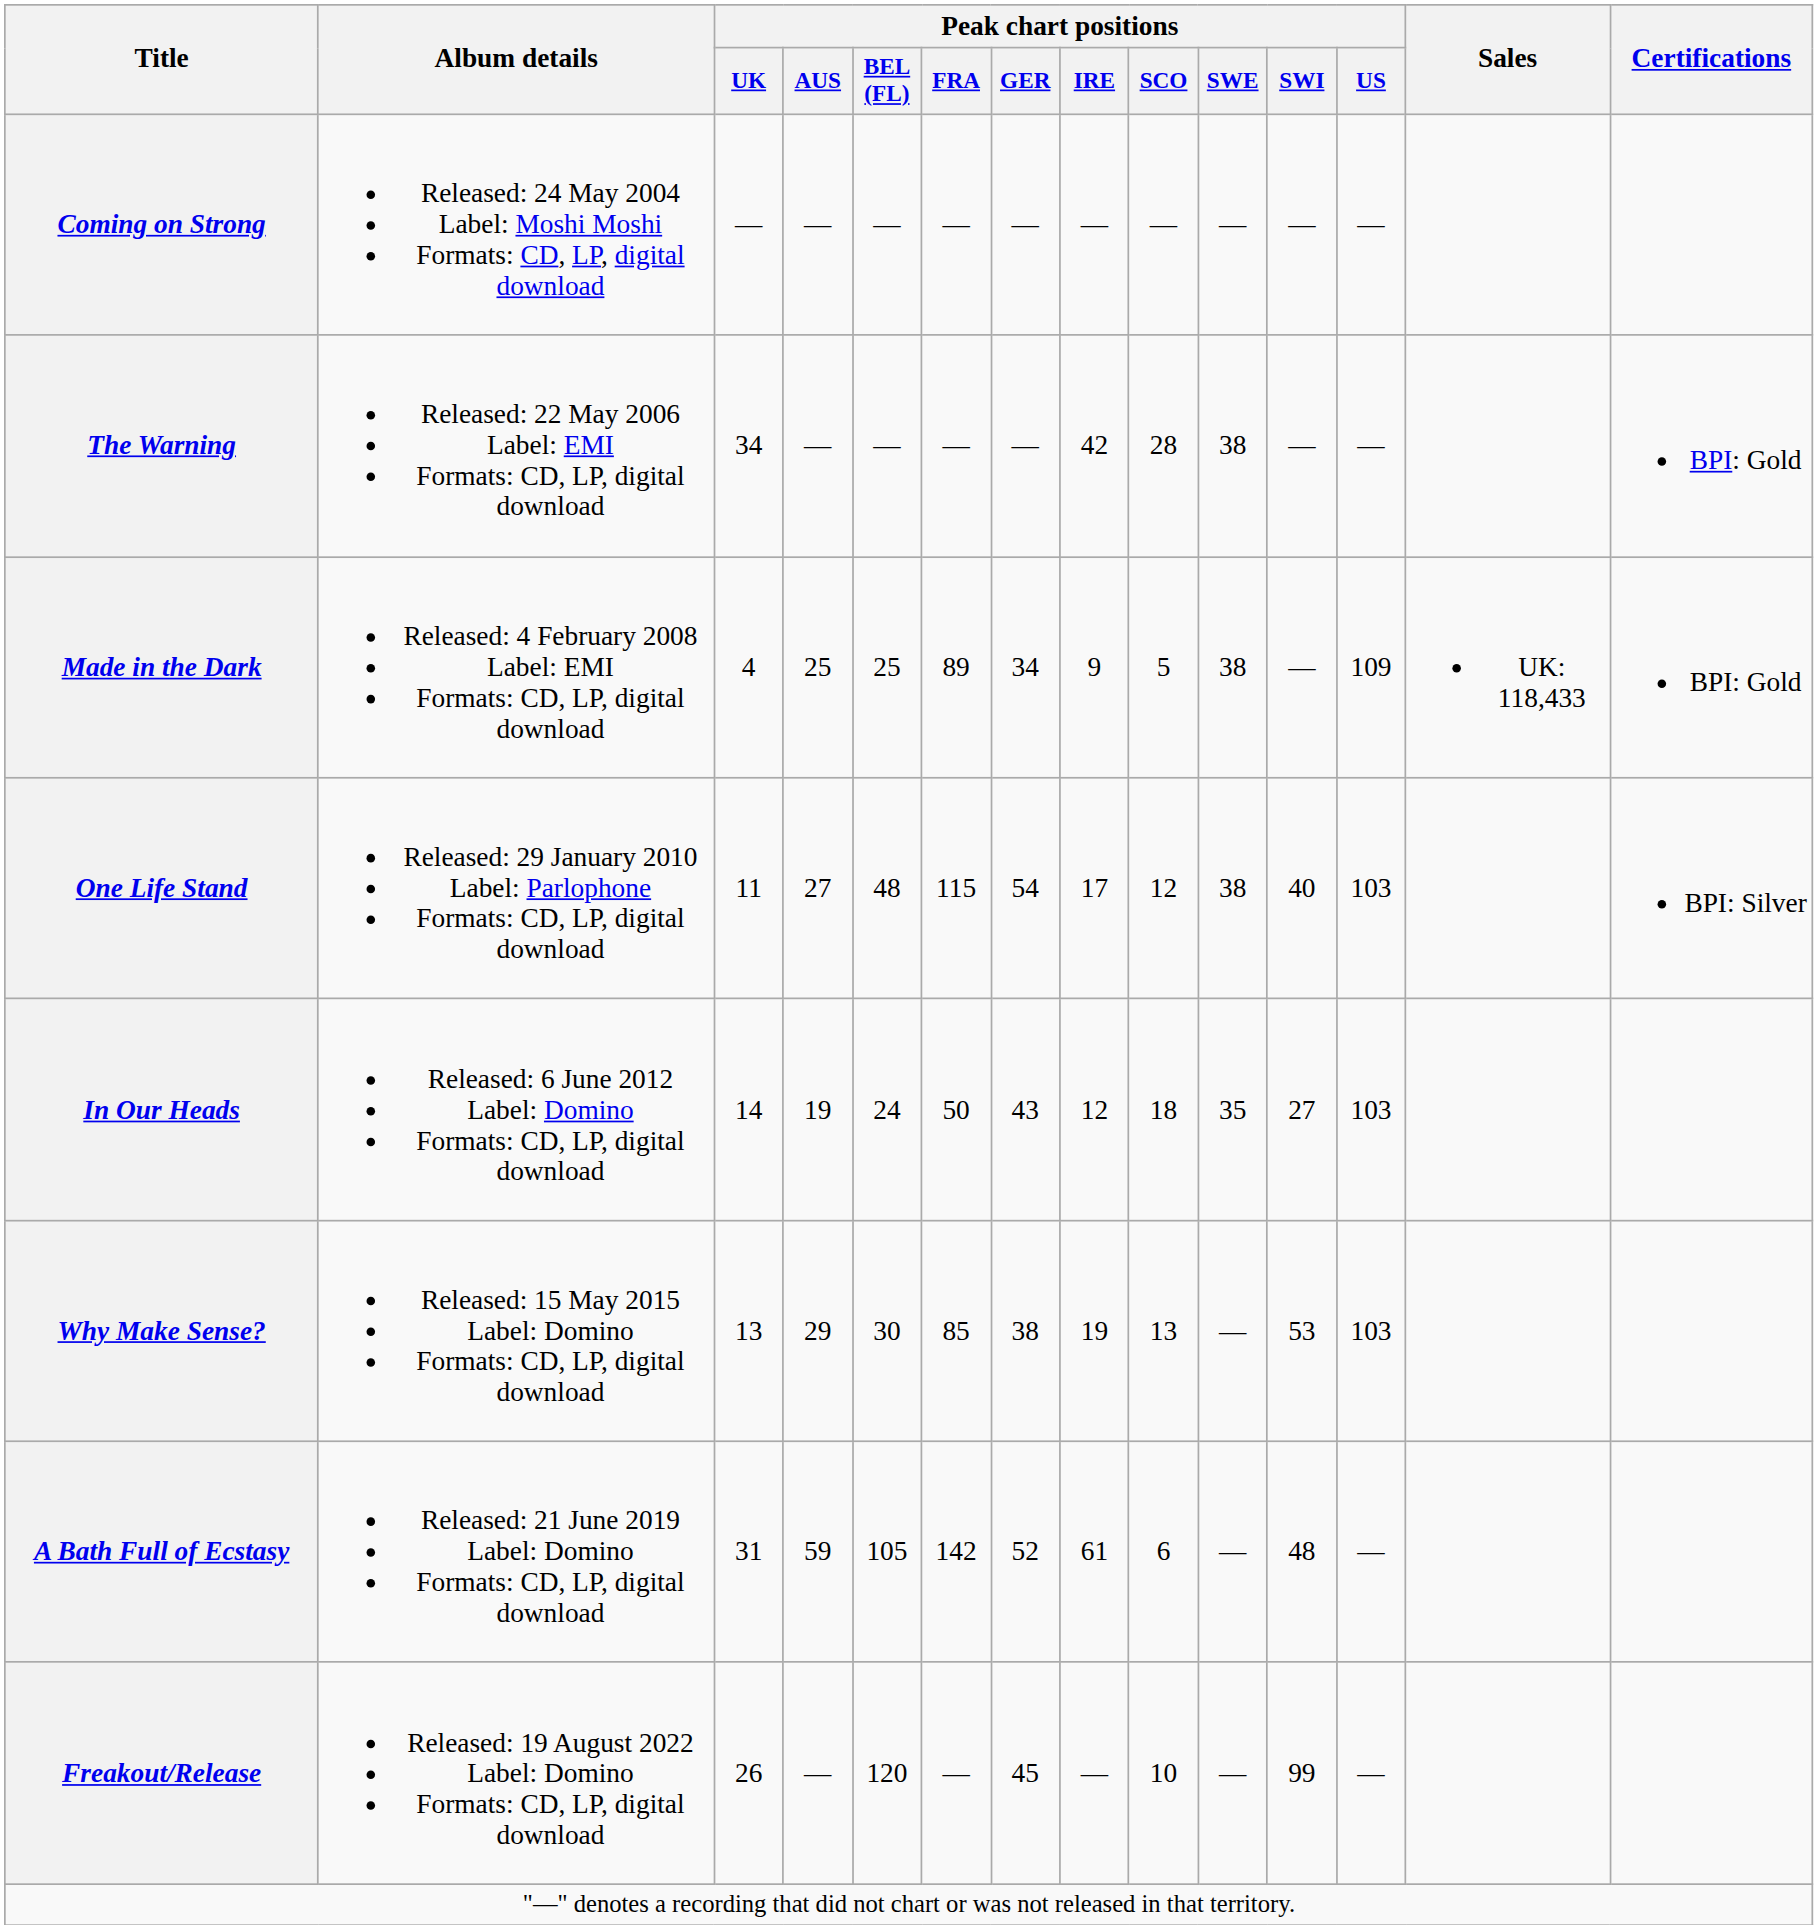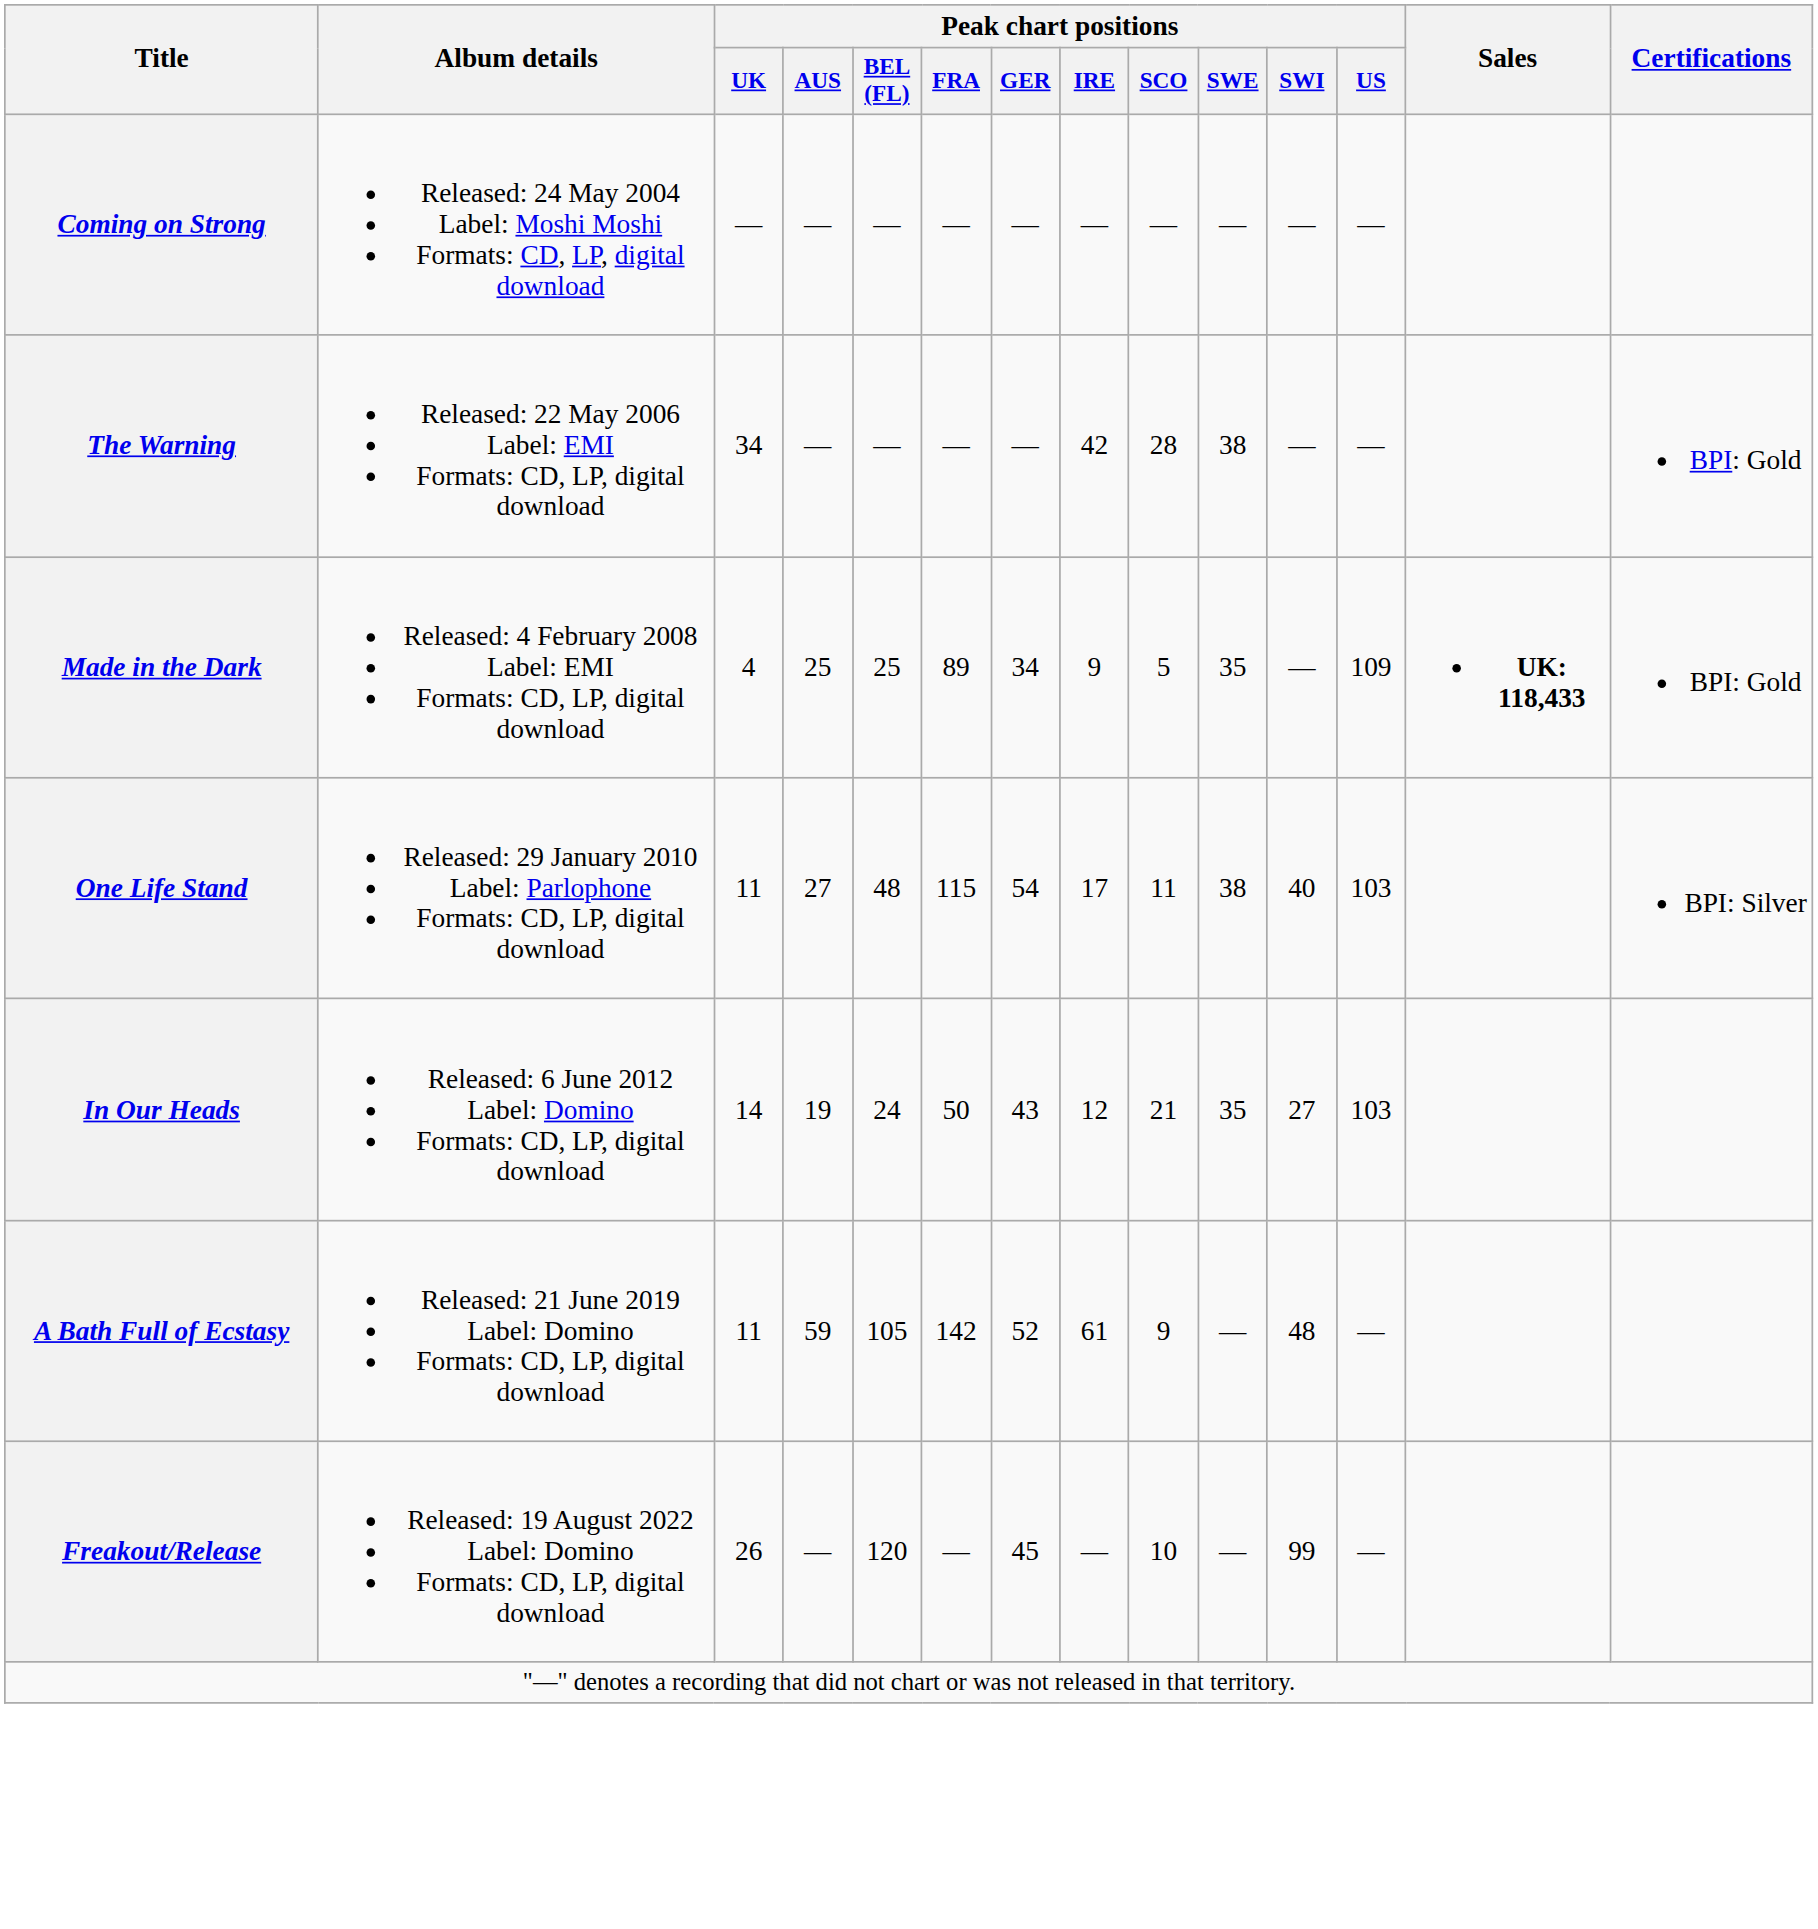(1233, 666) 38 -> (1233, 666) 35
(1508, 682) normal -> (1508, 682) bold
(1164, 887) 12 -> (1164, 887) 11
(1164, 1109) 18 -> (1164, 1109) 21
- row: (162, 1330)
(749, 1551) 31 -> (749, 1330) 11
(1164, 1551) 6 -> (1164, 1330) 9
